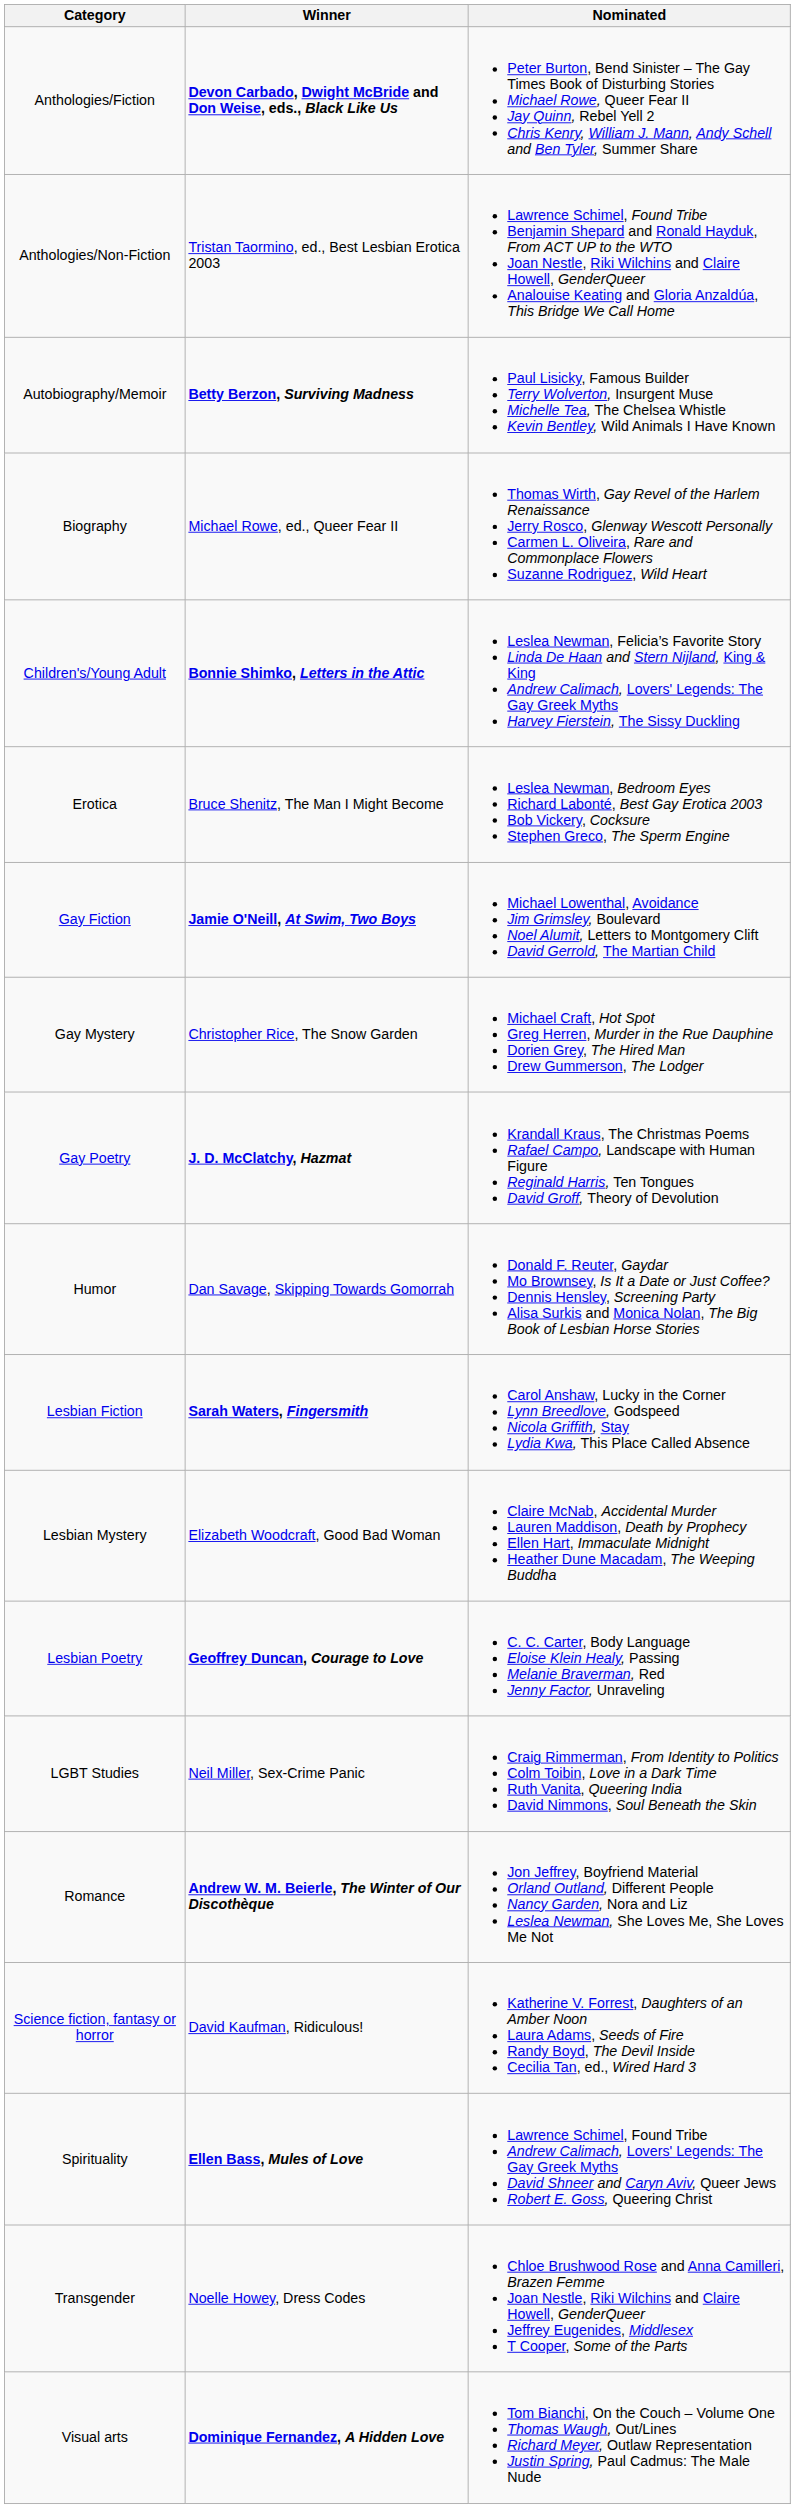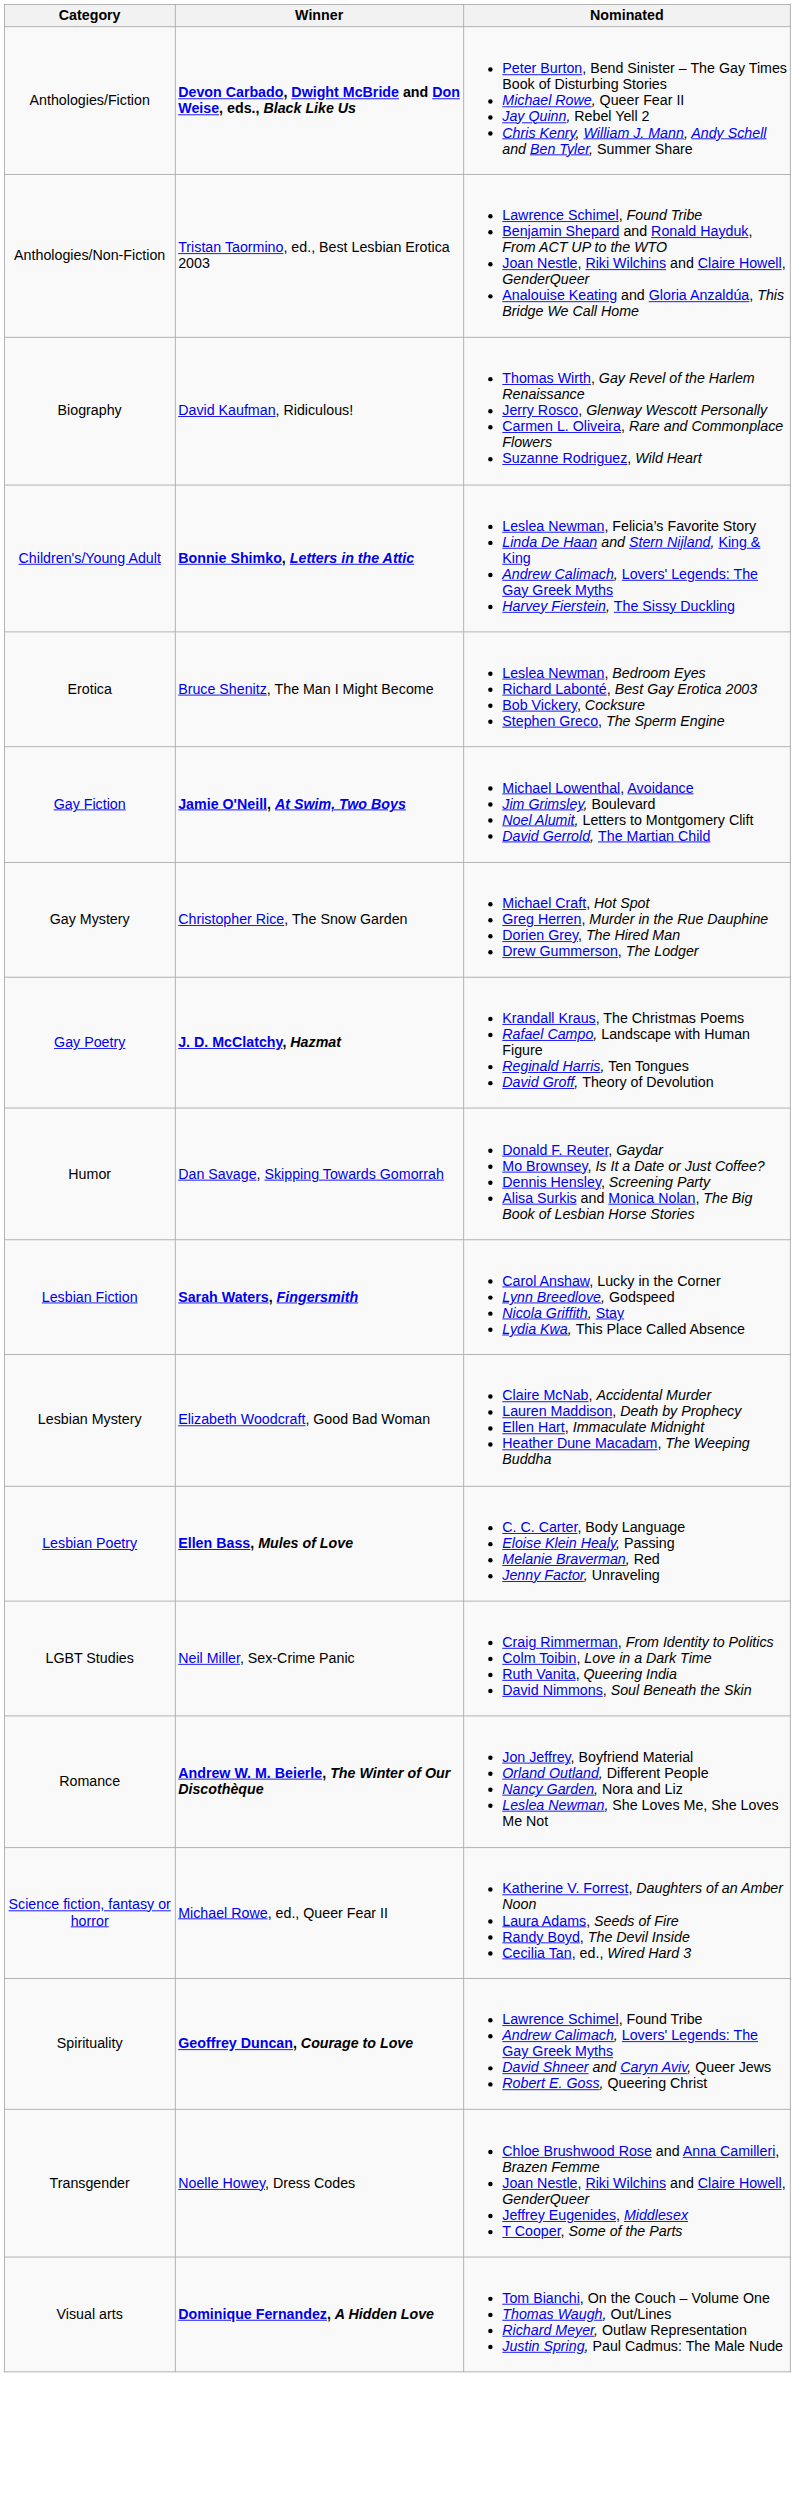- row: (95, 395)
(293, 526) Michael Rowe, ed., Queer Fear II -> (266, 411) David Kaufman, Ridiculous!
(306, 1658) Geoffrey Duncan, Courage to Love -> (266, 1543) Ellen Bass, Mules of Love
(276, 2028) David Kaufman, Ridiculous! -> (283, 1912) Michael Rowe, ed., Queer Fear II
(276, 2159) Ellen Bass, Mules of Love -> (296, 2044) Geoffrey Duncan, Courage to Love
